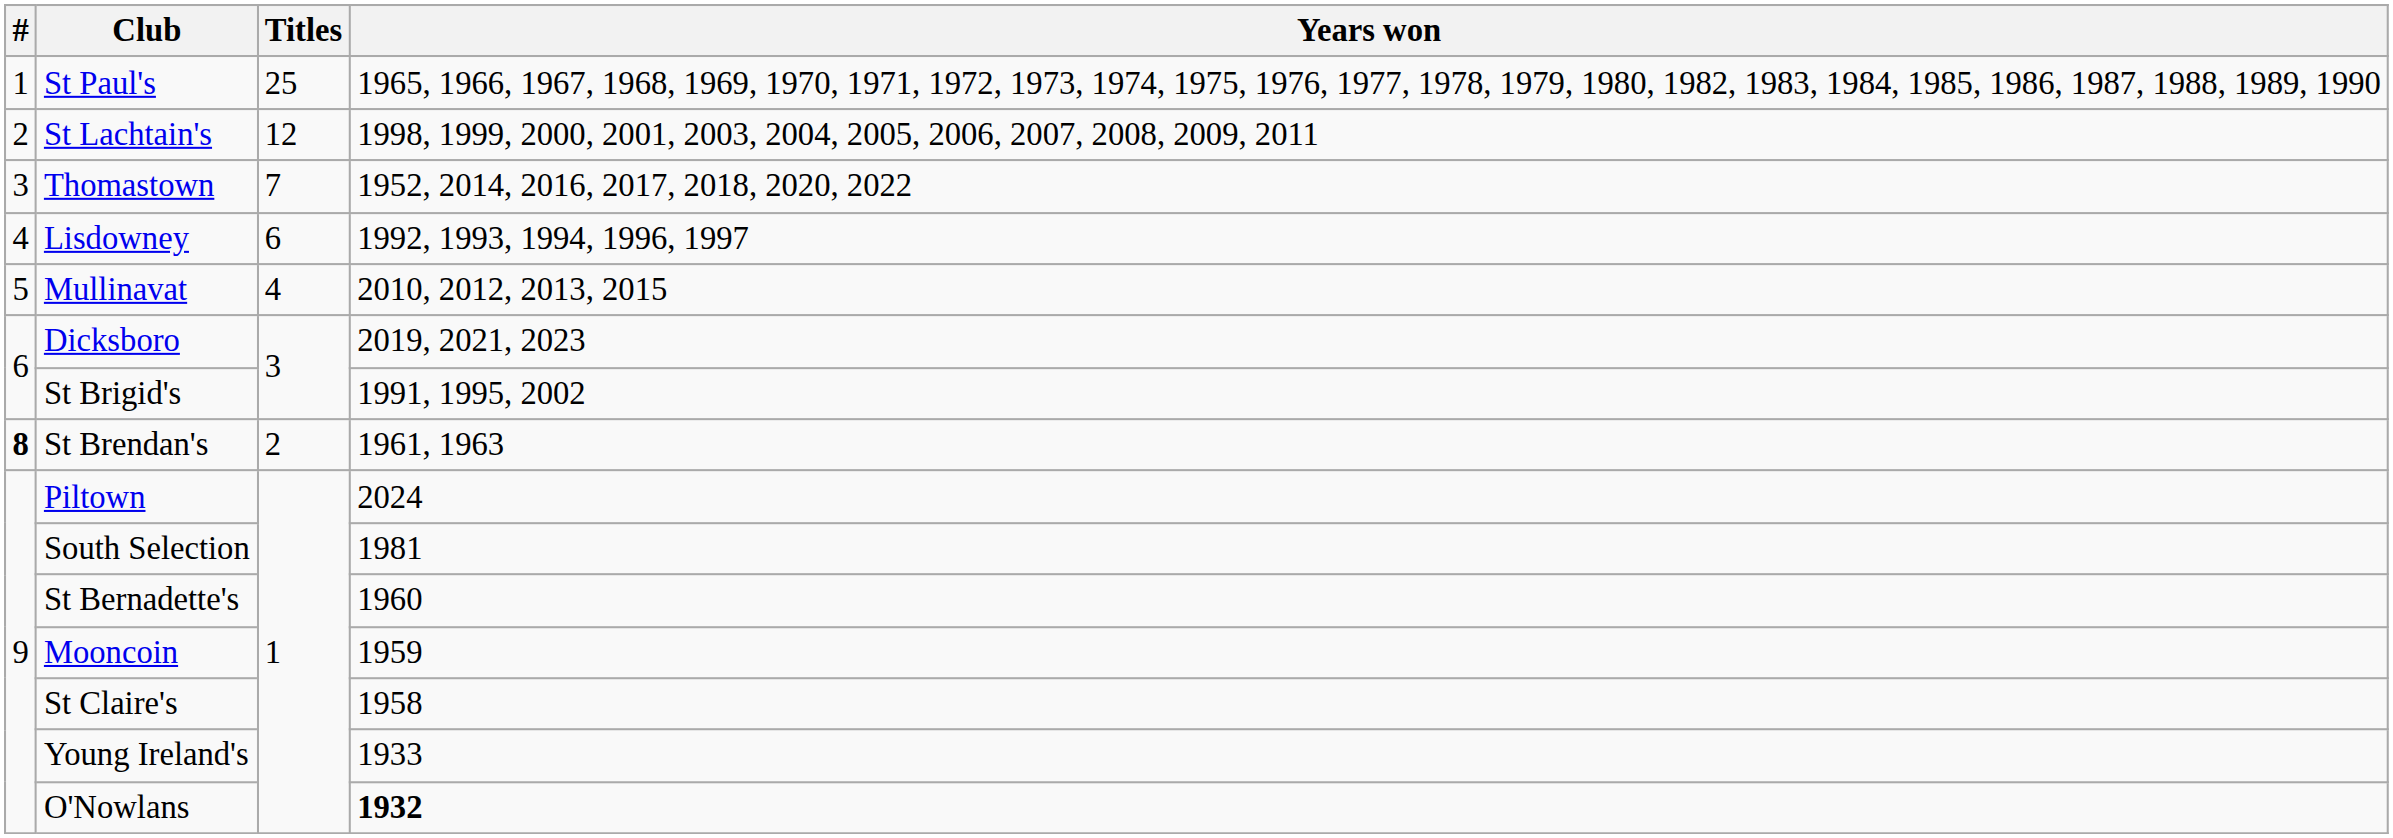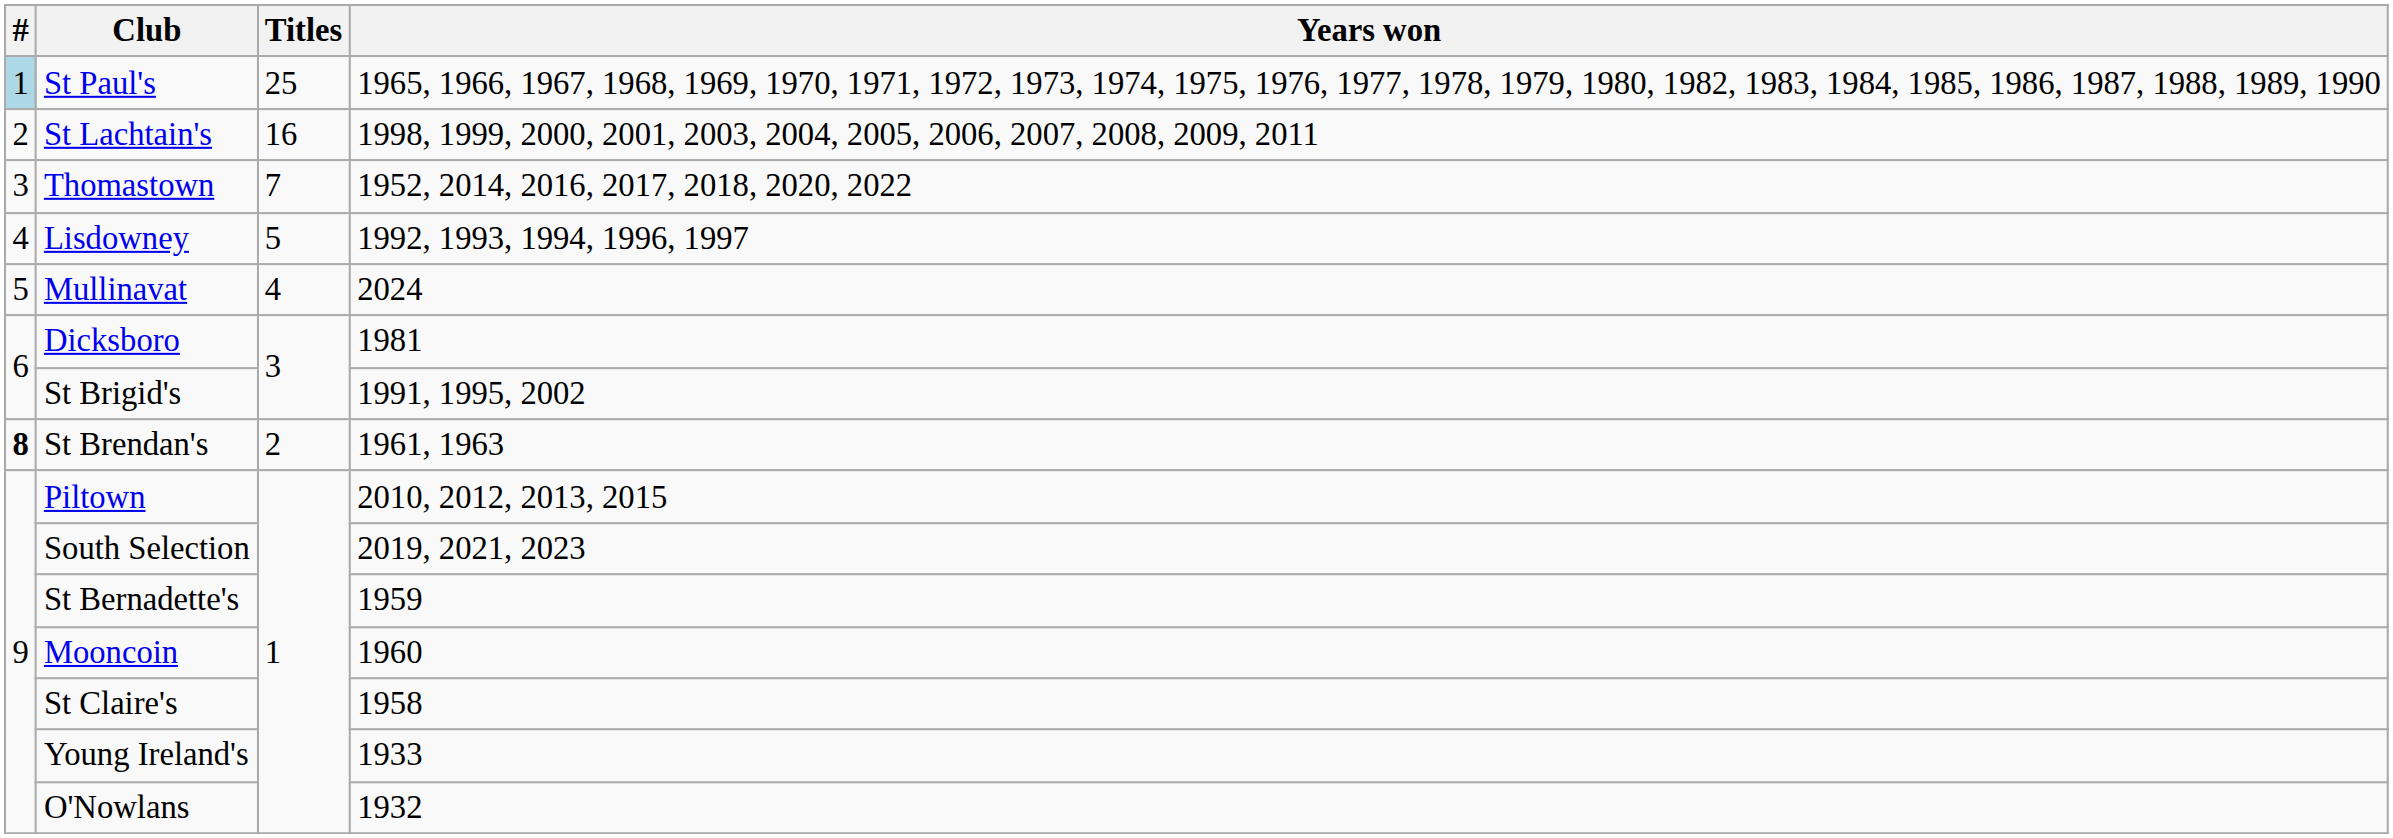(21, 82) no background -> (21, 82) lightblue background
(281, 133) 12 -> (281, 133) 16
(273, 237) 6 -> (273, 237) 5
(512, 289) 2010, 2012, 2013, 2015 -> (390, 289) 2024
(471, 340) 2019, 2021, 2023 -> (390, 340) 1981
(390, 496) 2024 -> (512, 496) 2010, 2012, 2013, 2015
(390, 548) 1981 -> (471, 548) 2019, 2021, 2023
(390, 599) 1960 -> (390, 599) 1959
(390, 651) 1959 -> (390, 651) 1960
(390, 806) bold -> (390, 806) normal
